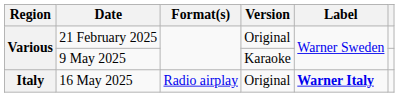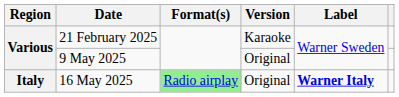(267, 37) Original -> (268, 37) Karaoke
(268, 59) Karaoke -> (267, 59) Original
(201, 80) no background -> (201, 80) lightgreen background
